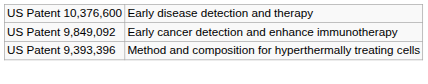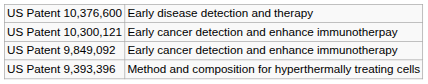+ row: (65, 32)
